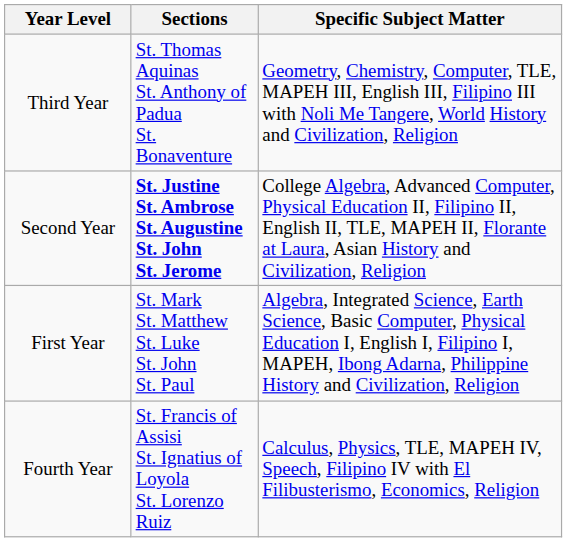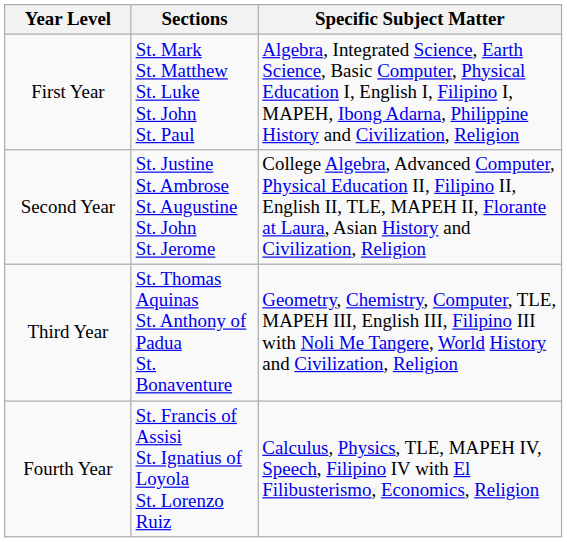rows swapped: (68, 342) <-> (68, 102)
(189, 228) bold -> (187, 206) normal
